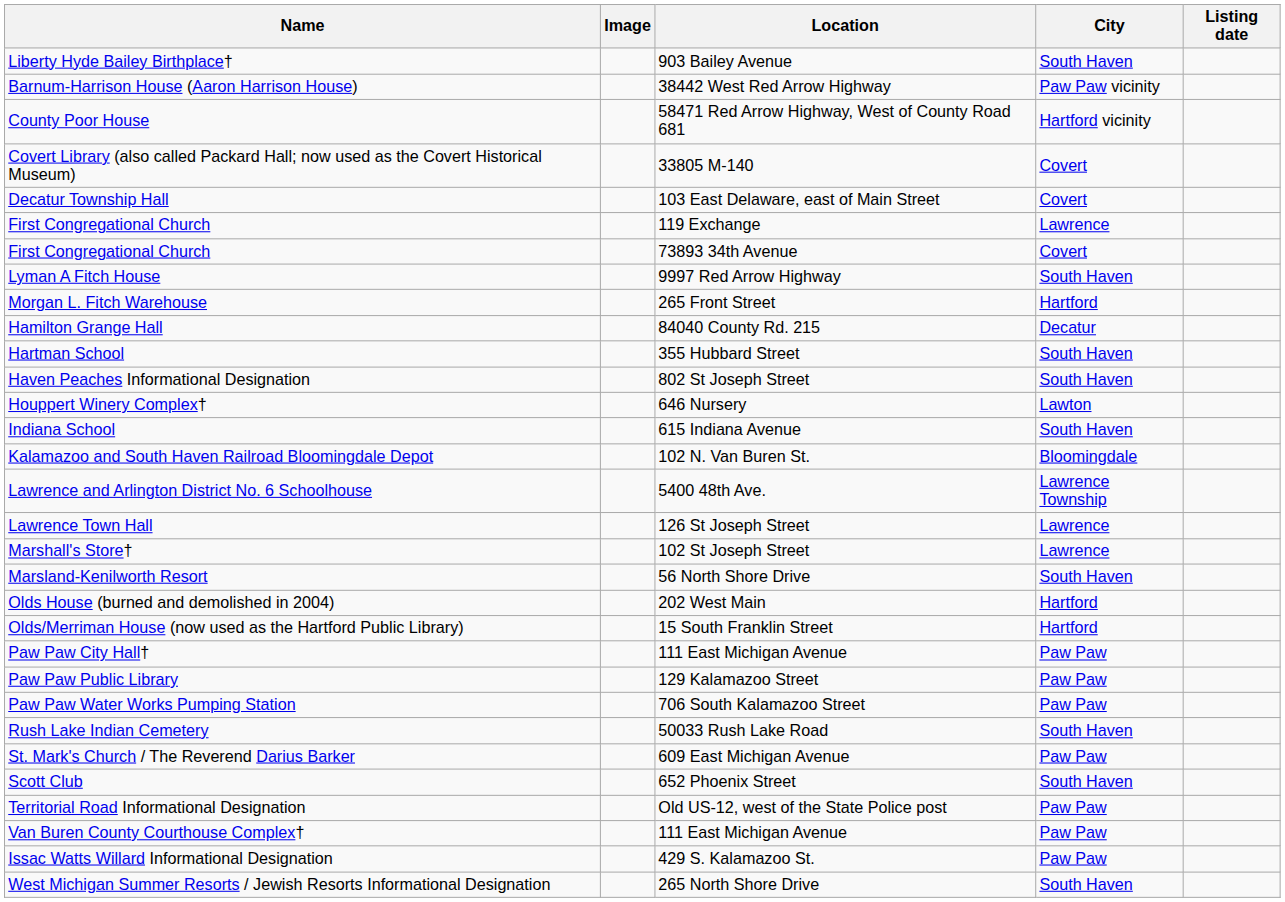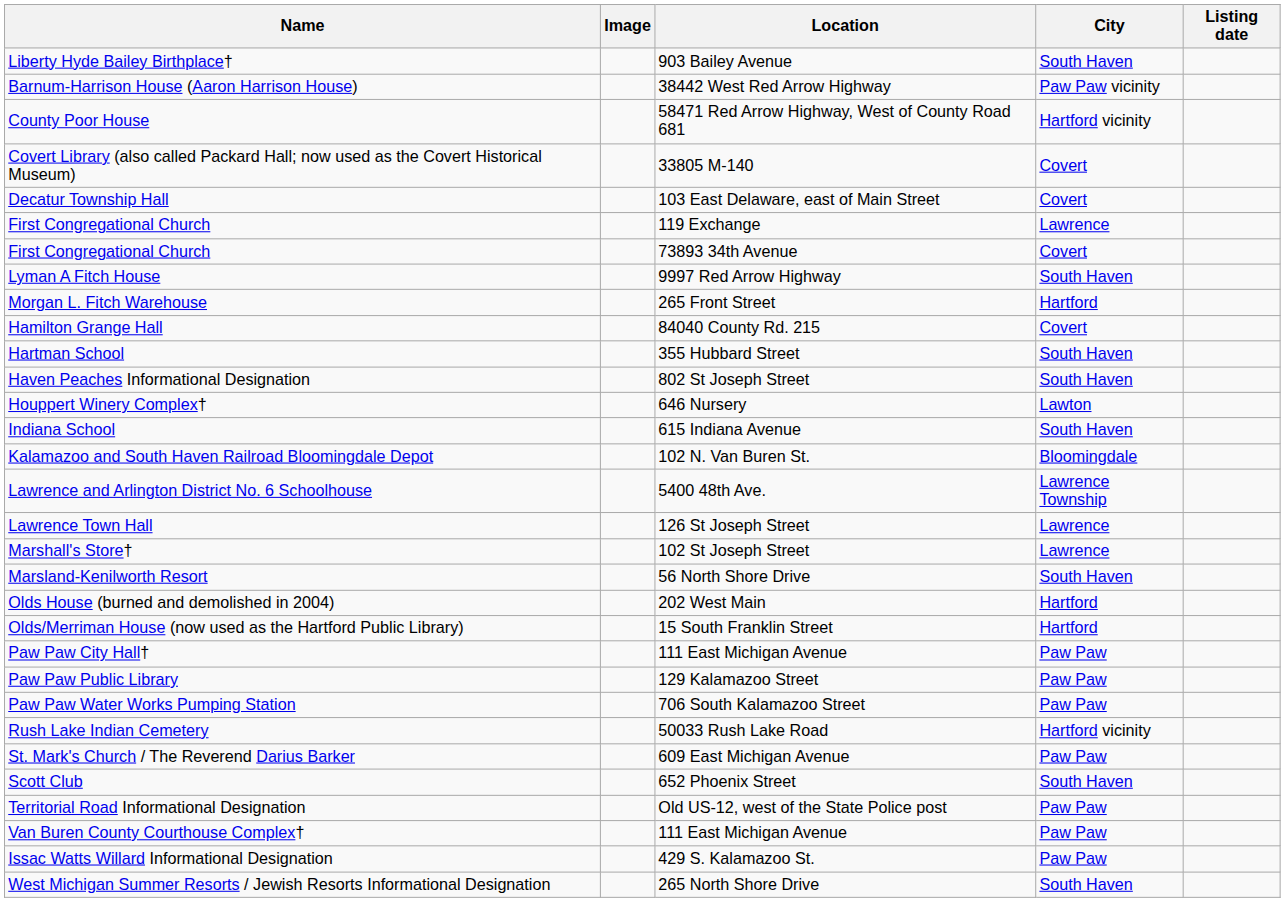(1068, 328) Decatur -> (1063, 328) Covert
(1086, 730) South Haven -> (1095, 730) Hartford vicinity
